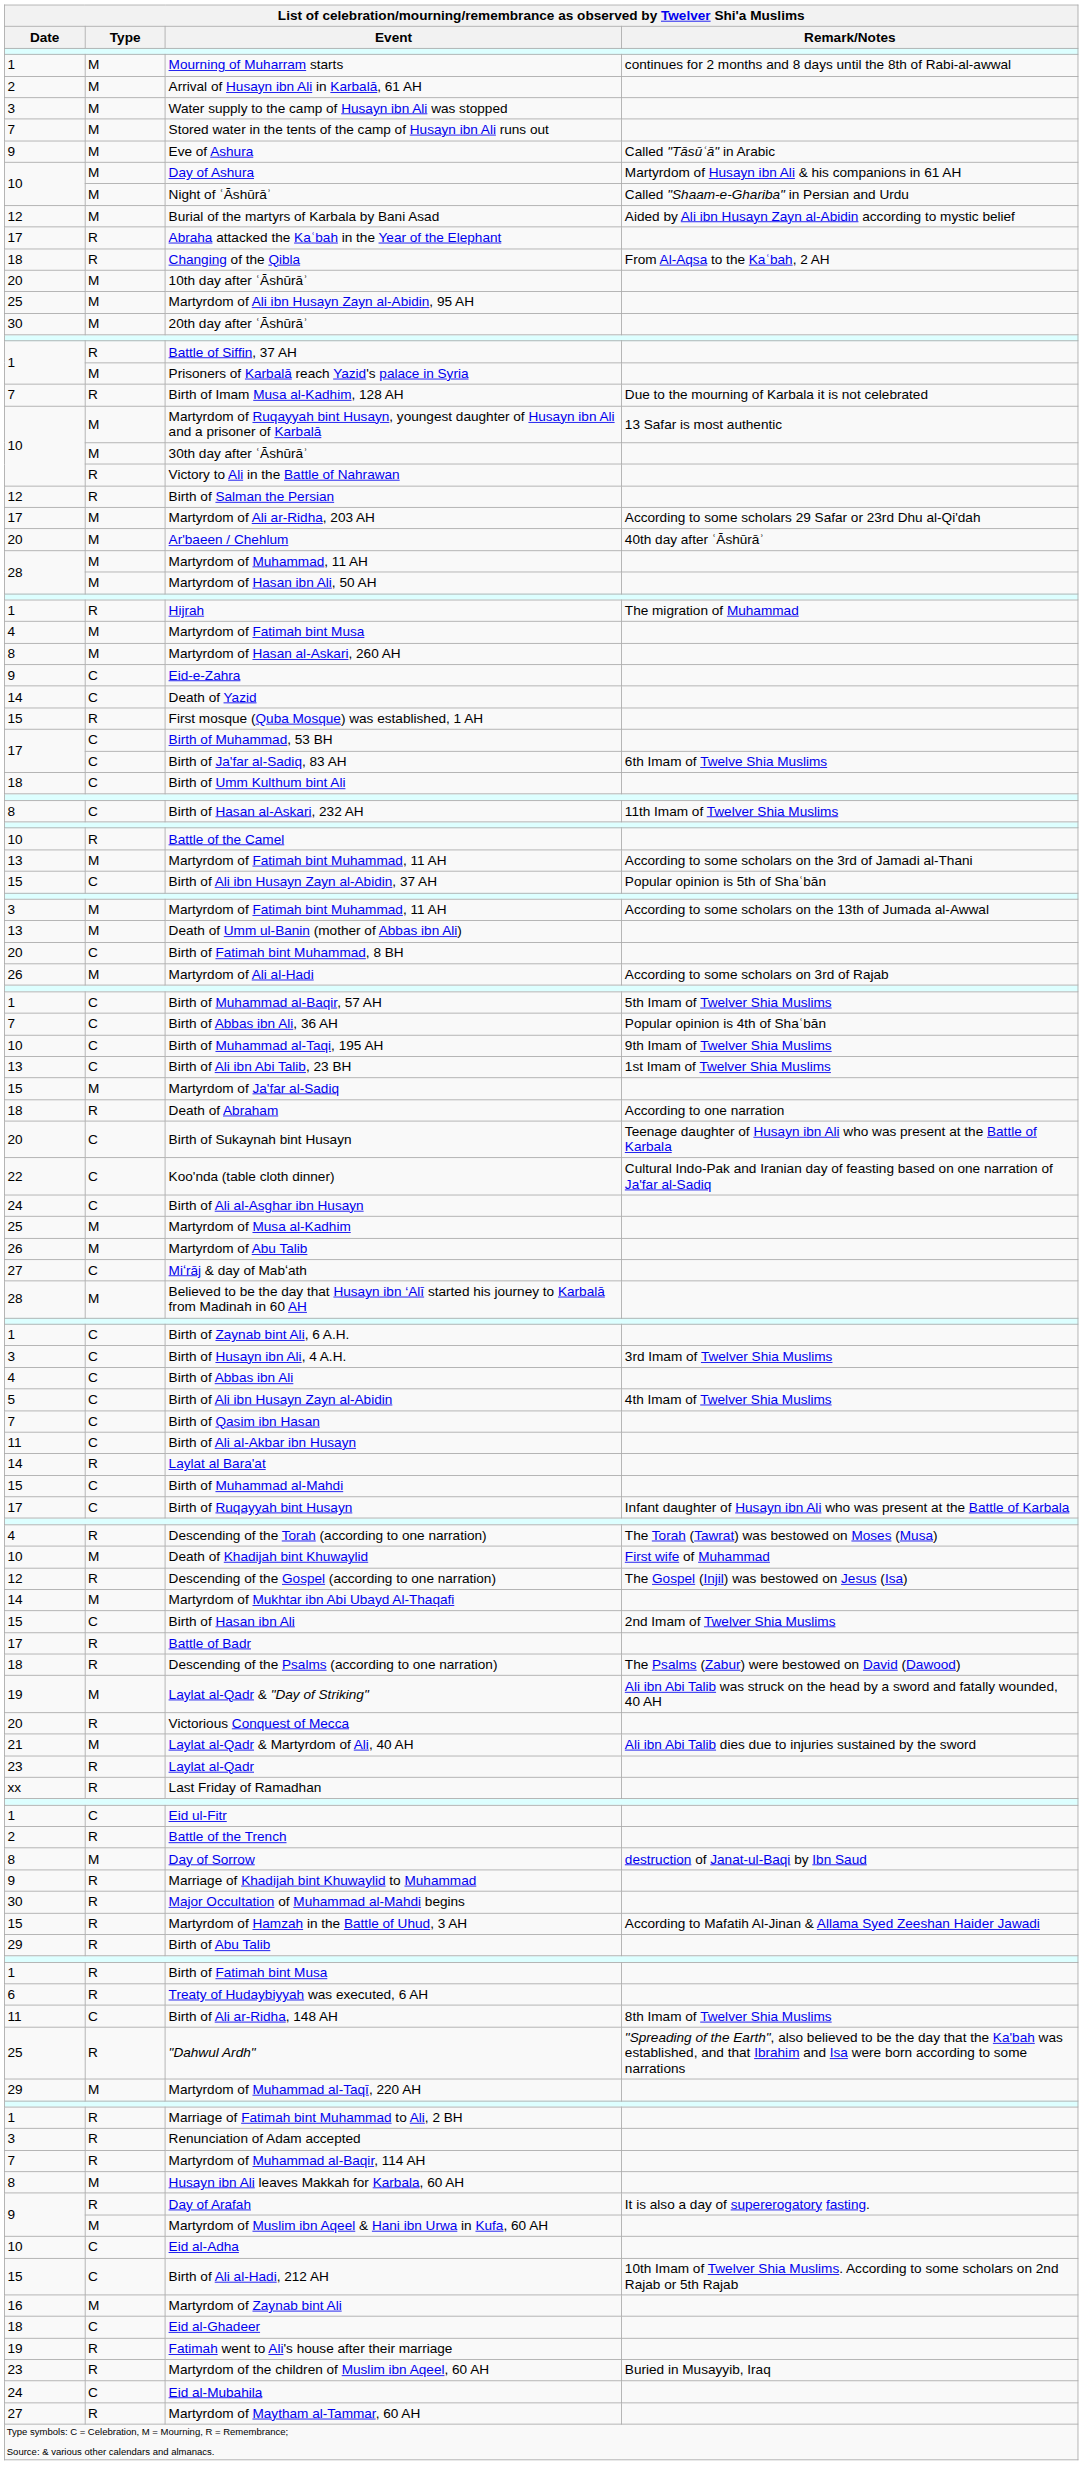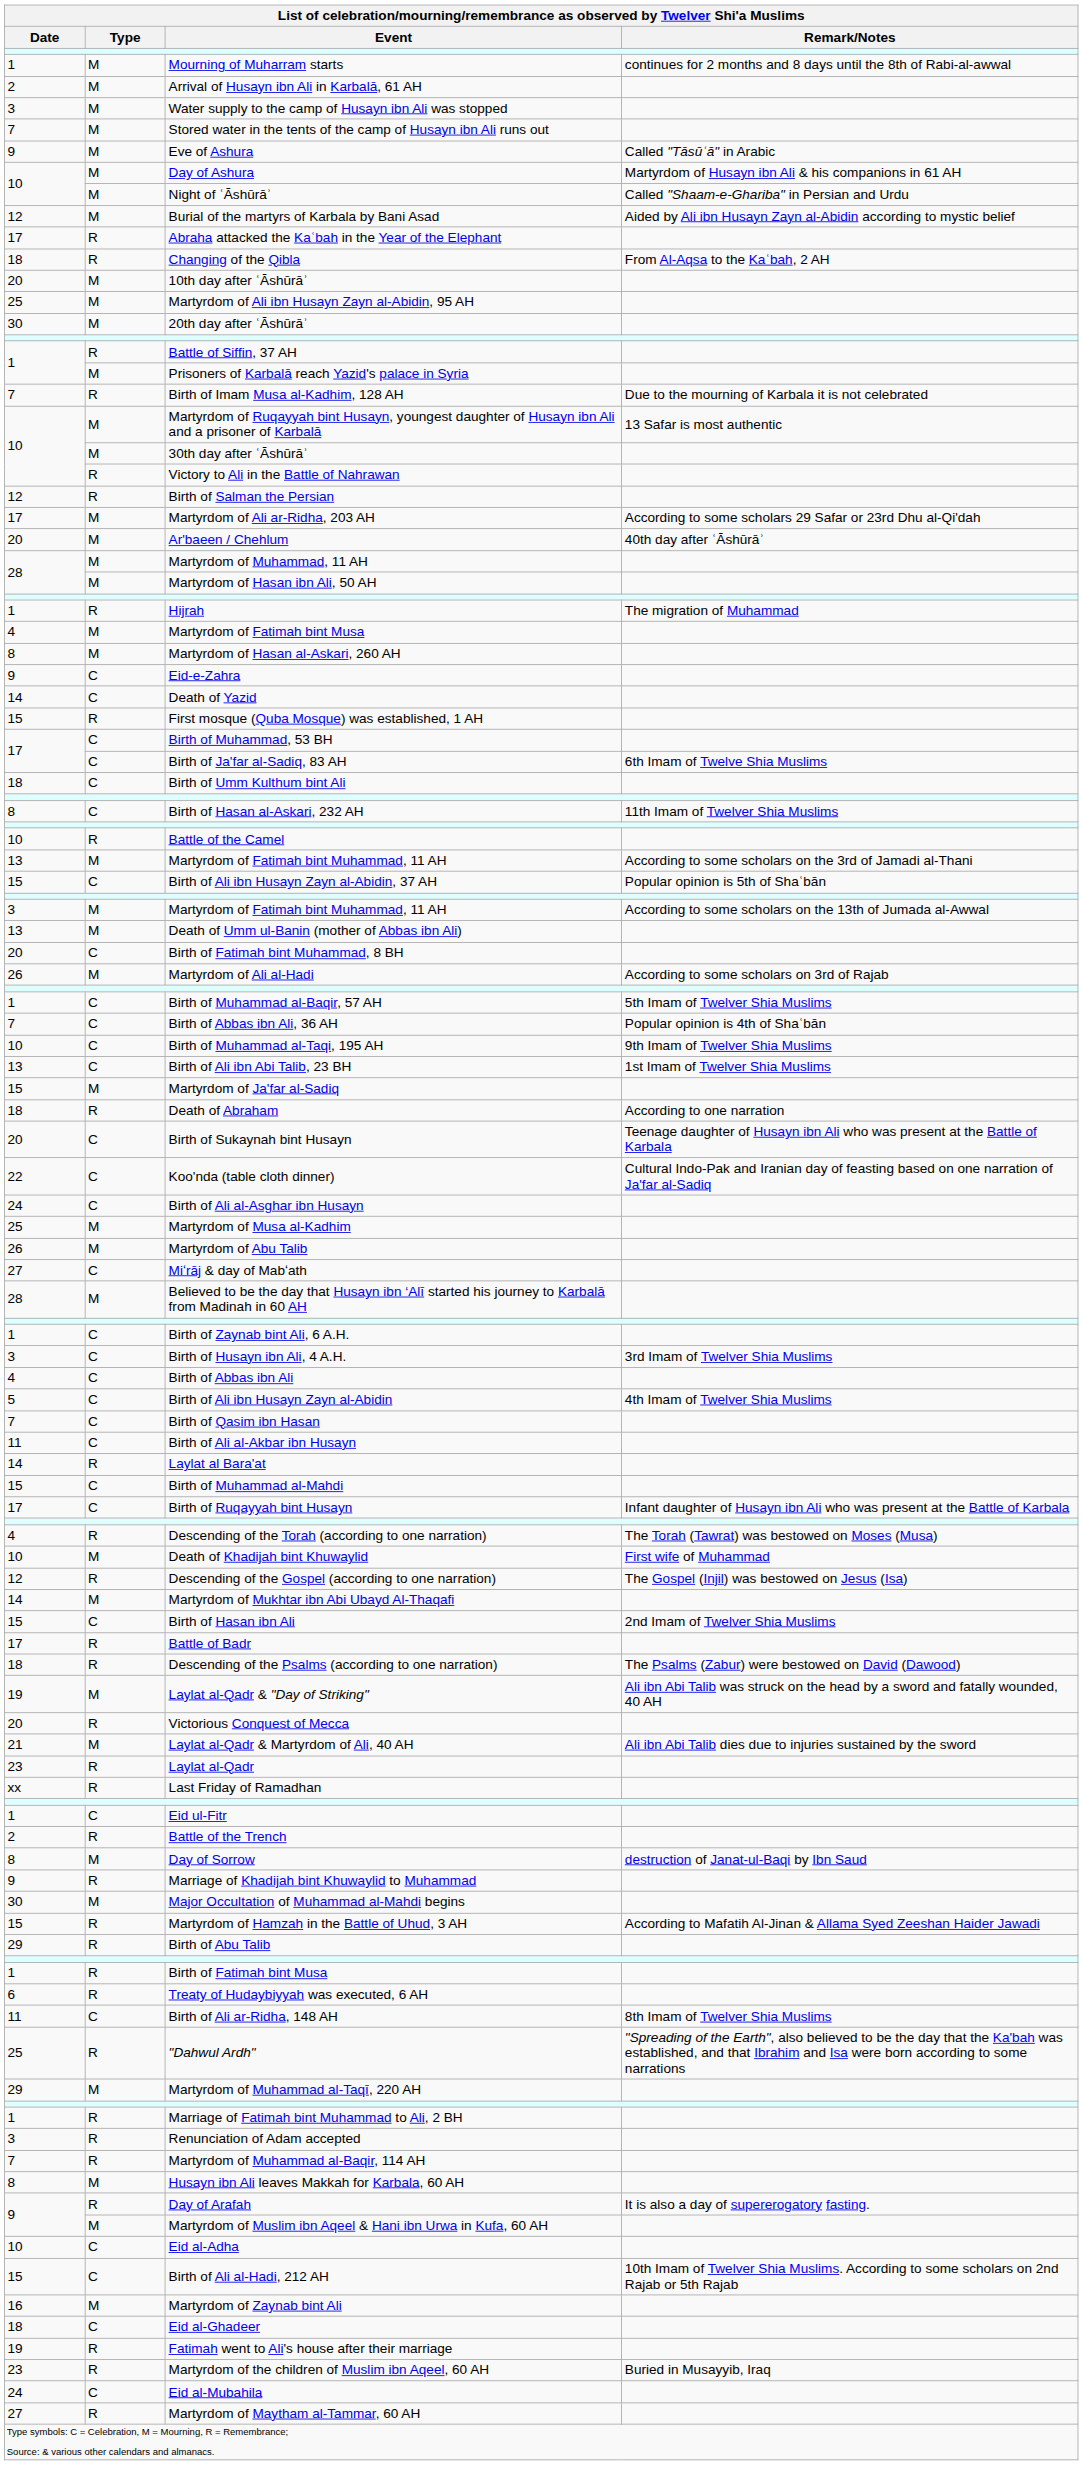(93, 1902) R -> (94, 1902) M
